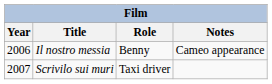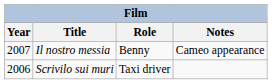(19, 50) 2006 -> (19, 50) 2007
(19, 69) 2007 -> (19, 69) 2006
